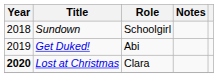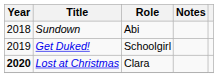(147, 30) Schoolgirl -> (132, 30) Abi
(132, 47) Abi -> (147, 47) Schoolgirl
